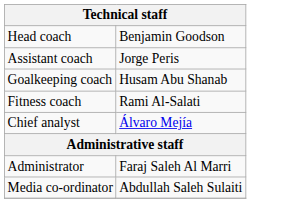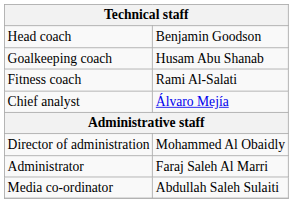- row: (50, 58)
+ row: (79, 144)
